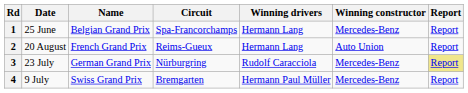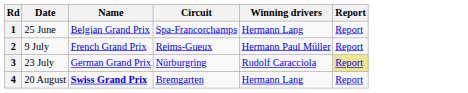- column: (381, 13)
(45, 46) 20 August -> (37, 46) 9 July
(272, 46) Hermann Lang -> (286, 46) Hermann Paul Müller
(37, 80) 9 July -> (45, 80) 20 August
(106, 80) normal -> (109, 80) bold
(286, 80) Hermann Paul Müller -> (272, 80) Hermann Lang
